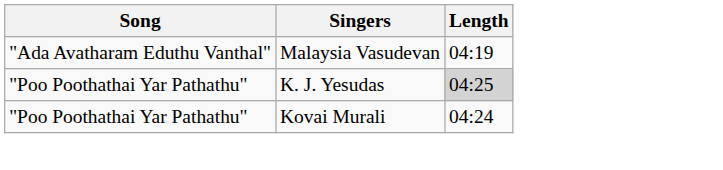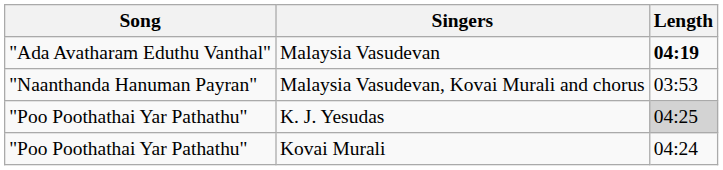(471, 52) normal -> (676, 52) bold
+ row: (462, 84)
